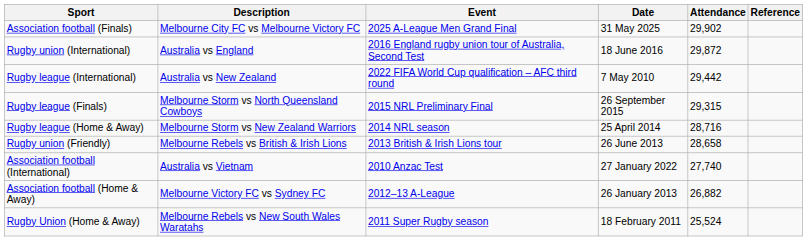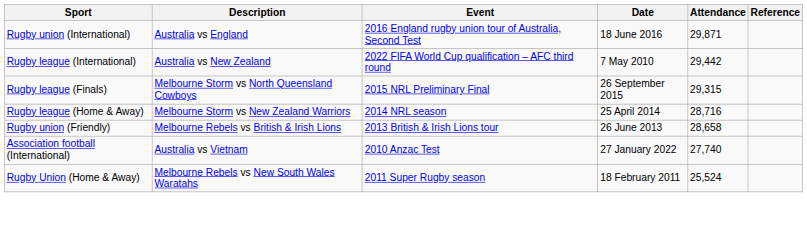- row: (69, 28)
(706, 50) 29,872 -> (706, 34) 29,871
- row: (72, 194)
